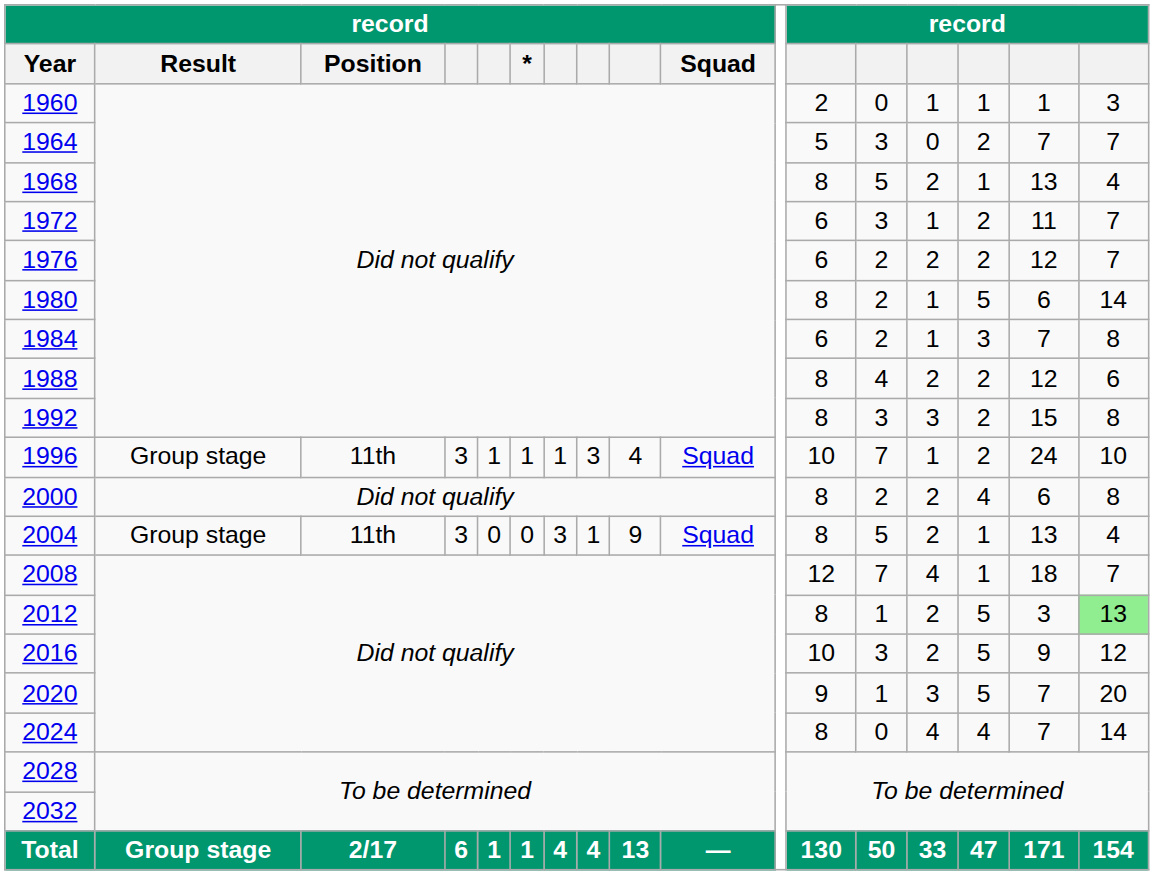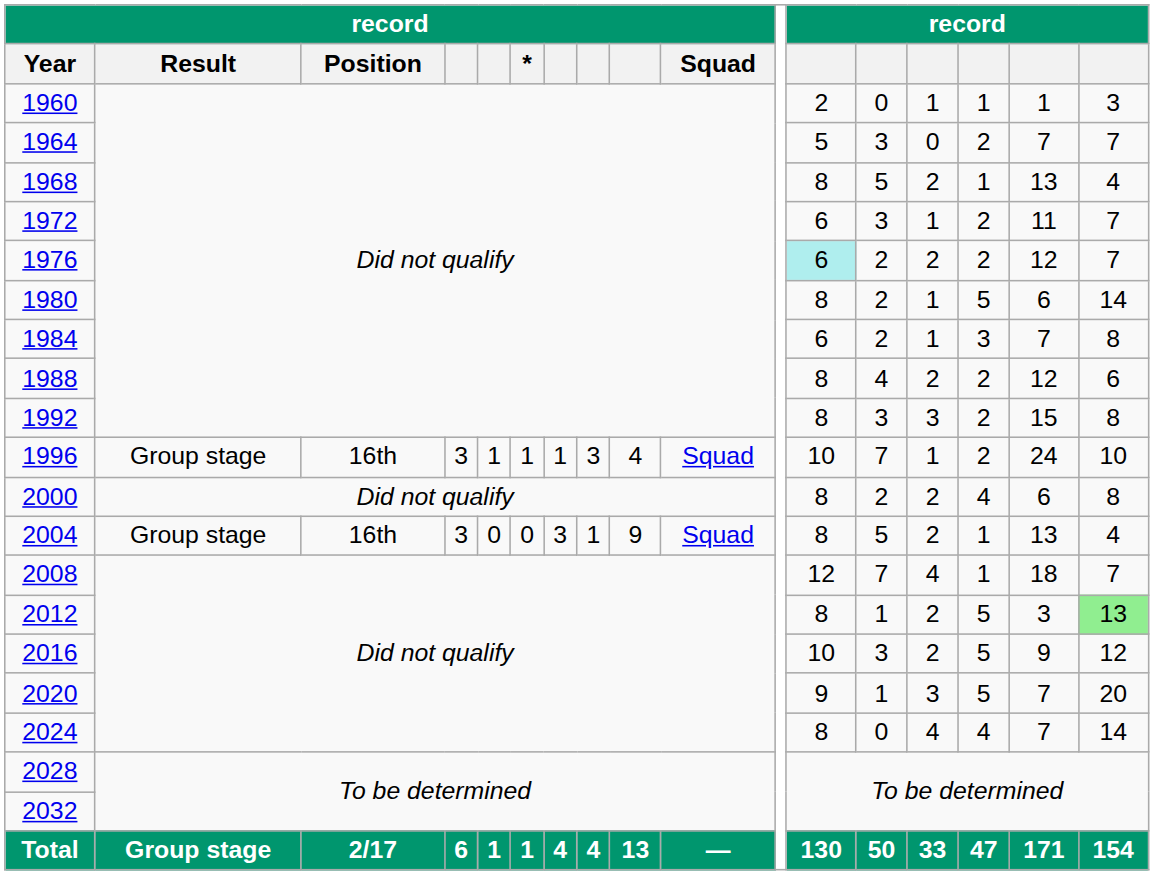(821, 260) no background -> (821, 260) paleturquoise background
(373, 456) 11th -> (373, 456) 16th
(373, 535) 11th -> (373, 535) 16th
